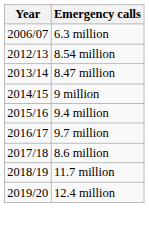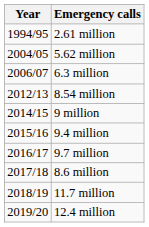+ row: (84, 34)
+ row: (84, 53)
- row: (84, 73)
